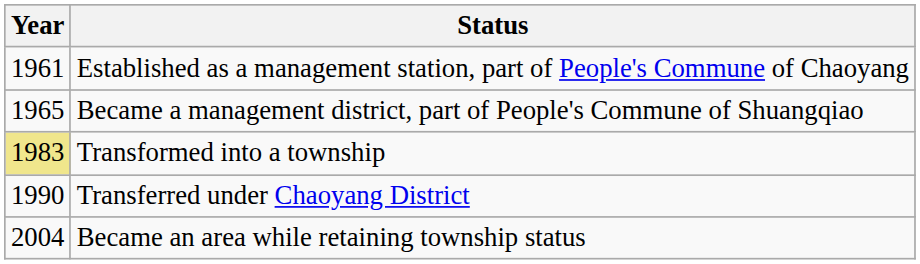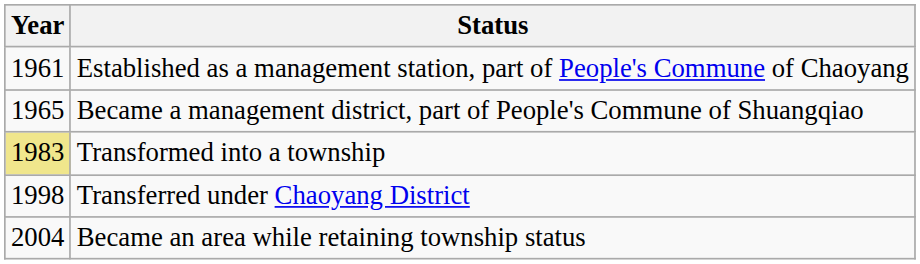(38, 195) 1990 -> (38, 195) 1998
